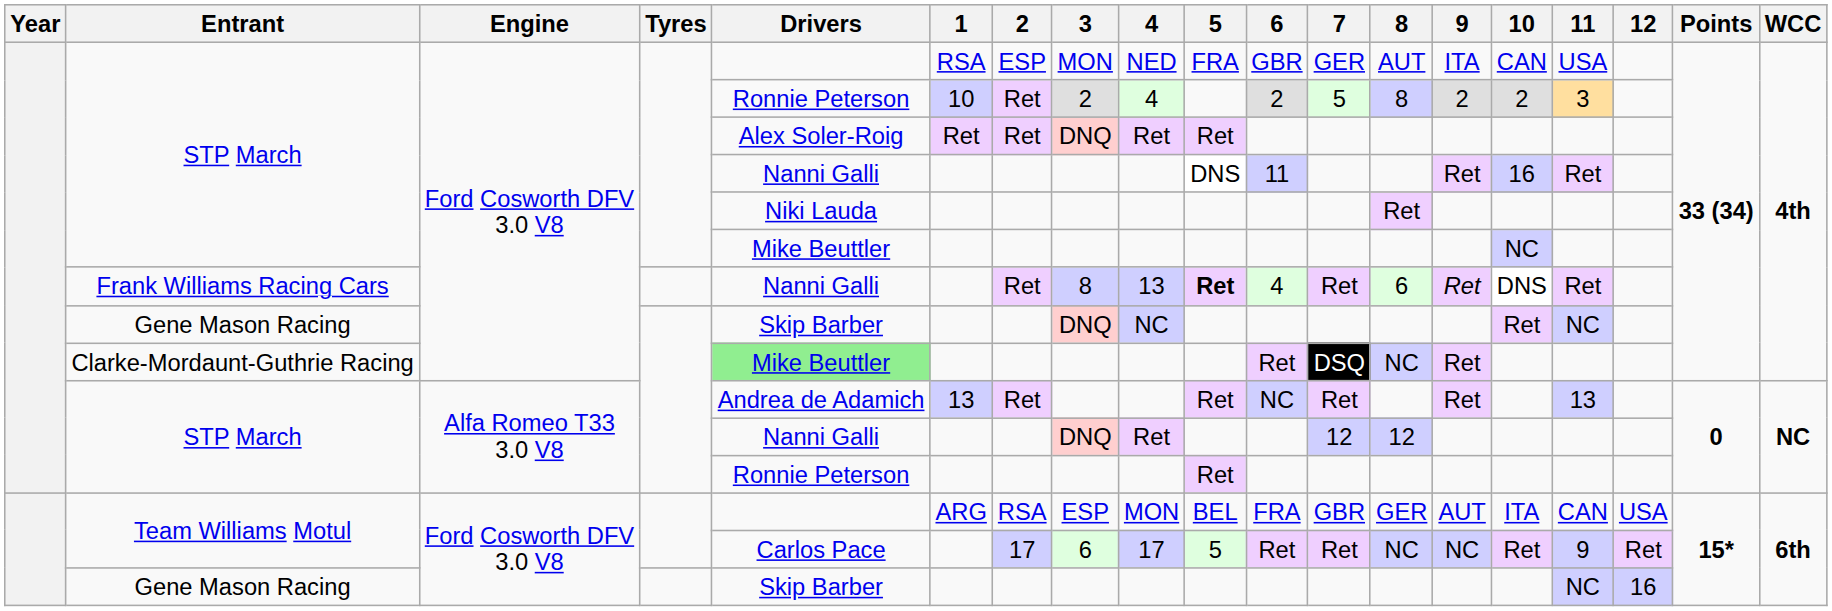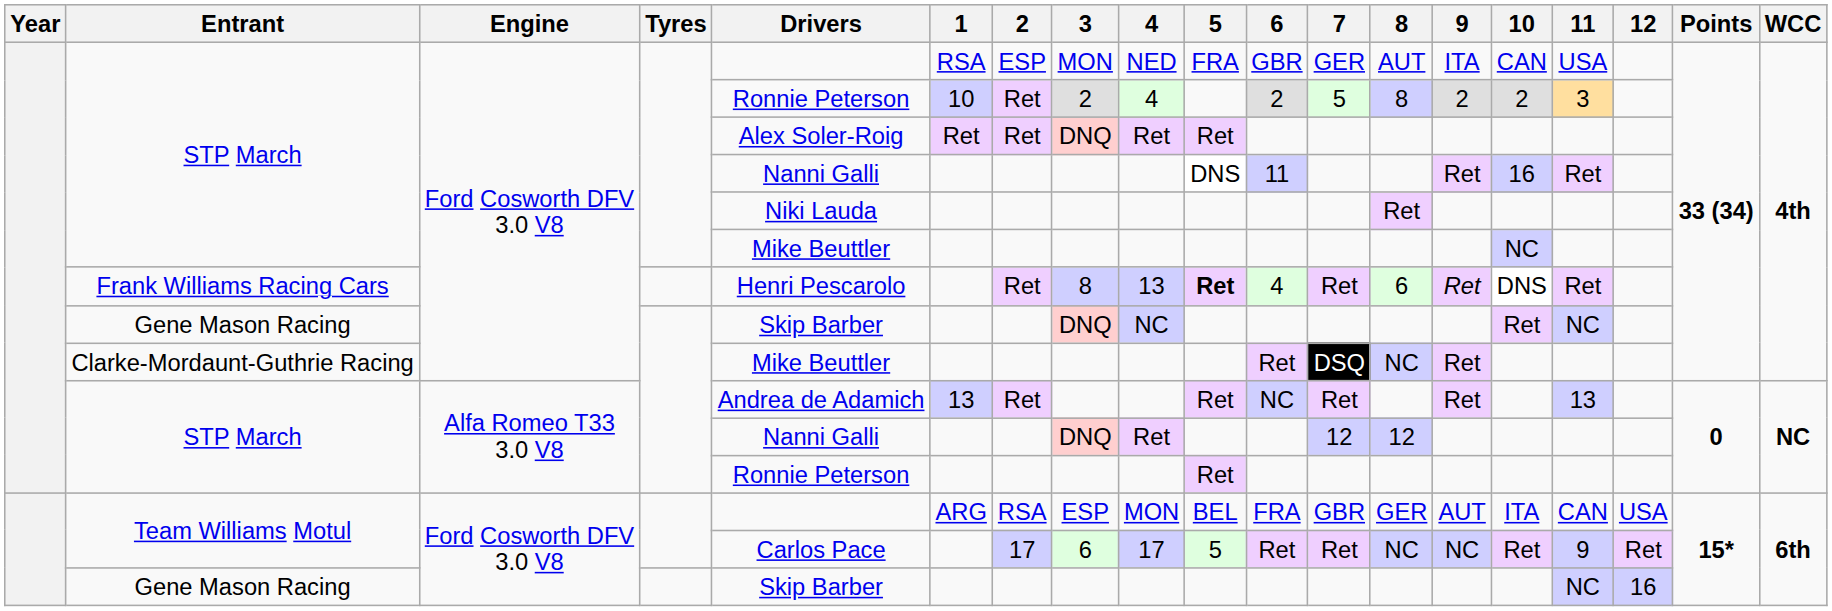(821, 286) Nanni Galli -> (821, 286) Henri Pescarolo
(821, 362) lightgreen background -> (821, 362) no background
